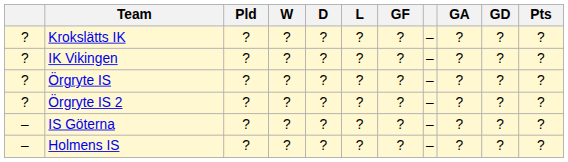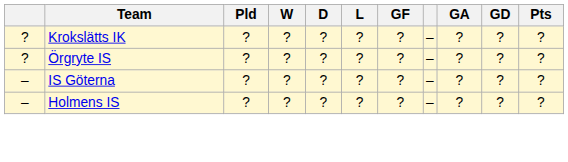- row: (83, 59)
- row: (85, 102)
